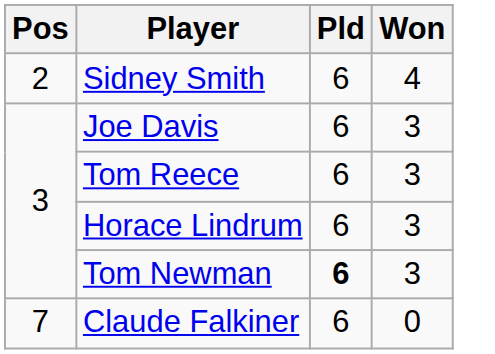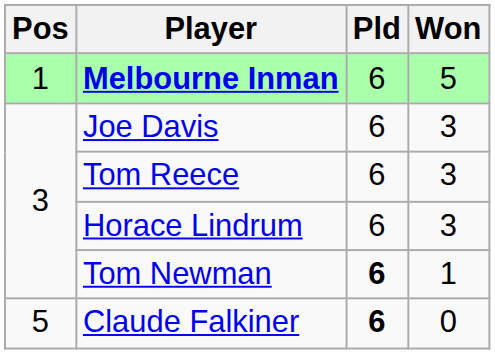+ row: (211, 77)
- row: (174, 77)
(412, 273) 3 -> (448, 273) 1
(40, 322) 7 -> (40, 322) 5
(341, 322) normal -> (377, 322) bold
